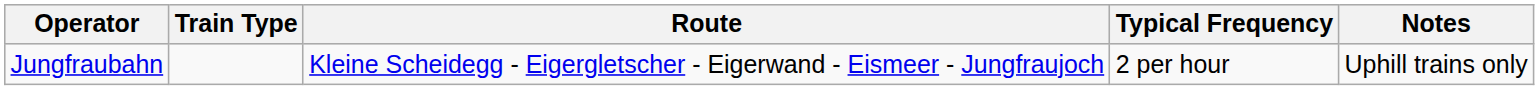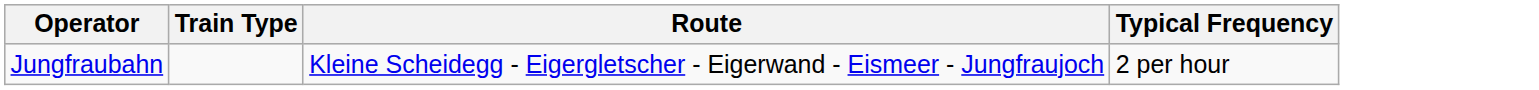- column: (1436, 24)
